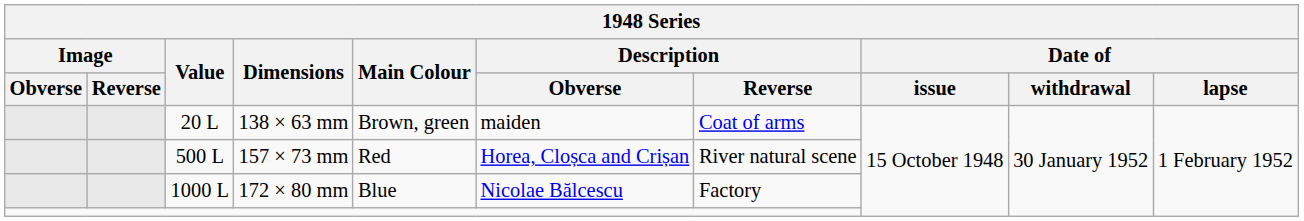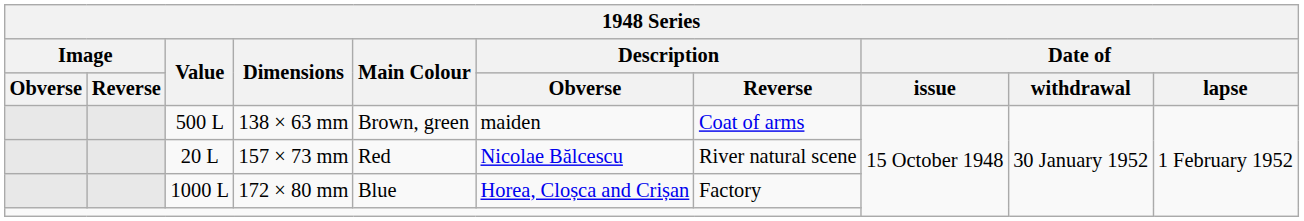(200, 122) 20 L -> (200, 122) 500 L
(200, 156) 500 L -> (200, 156) 20 L
(585, 156) Horea, Cloșca and Crișan -> (552, 156) Nicolae Bălcescu
(552, 190) Nicolae Bălcescu -> (585, 190) Horea, Cloșca and Crișan
